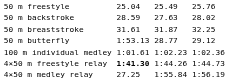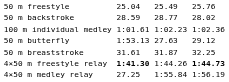(166, 18) 27.63 -> (166, 18) 28.77
rows swapped: (44, 29) <-> (58, 52)
(166, 40) 28.77 -> (166, 40) 27.63
(208, 63) normal -> (208, 63) bold
